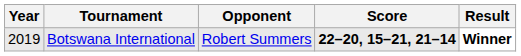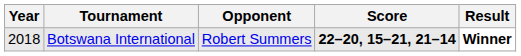(24, 39) 2019 -> (24, 39) 2018
